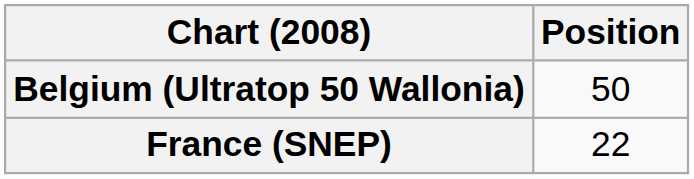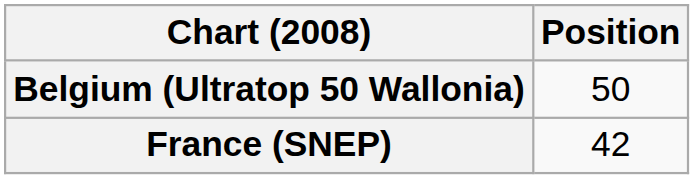(611, 144) 22 -> (611, 144) 42
